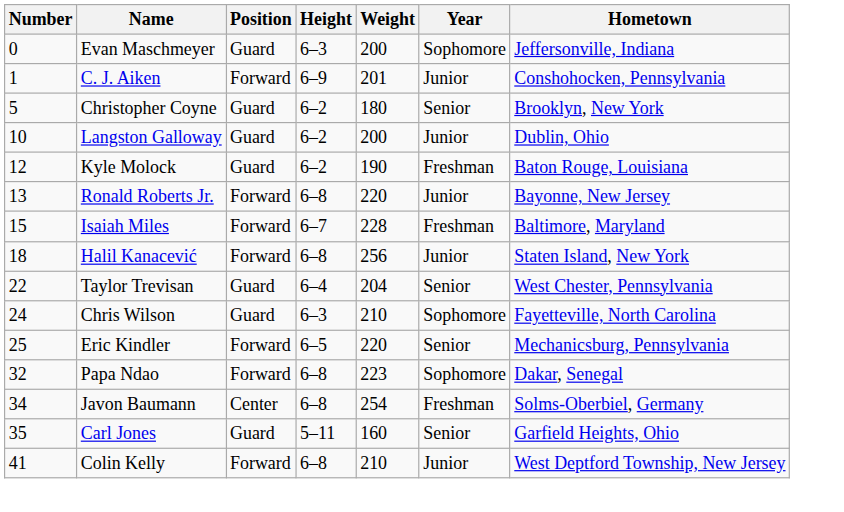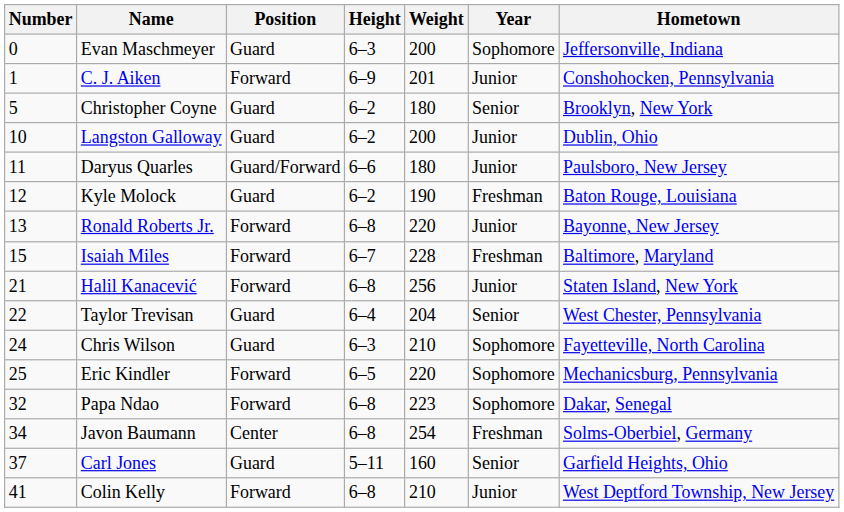+ row: (137, 167)
(18, 256) 18 -> (18, 285) 21
(447, 344) Senior -> (513, 374) Sophomore
(18, 433) 35 -> (18, 463) 37
